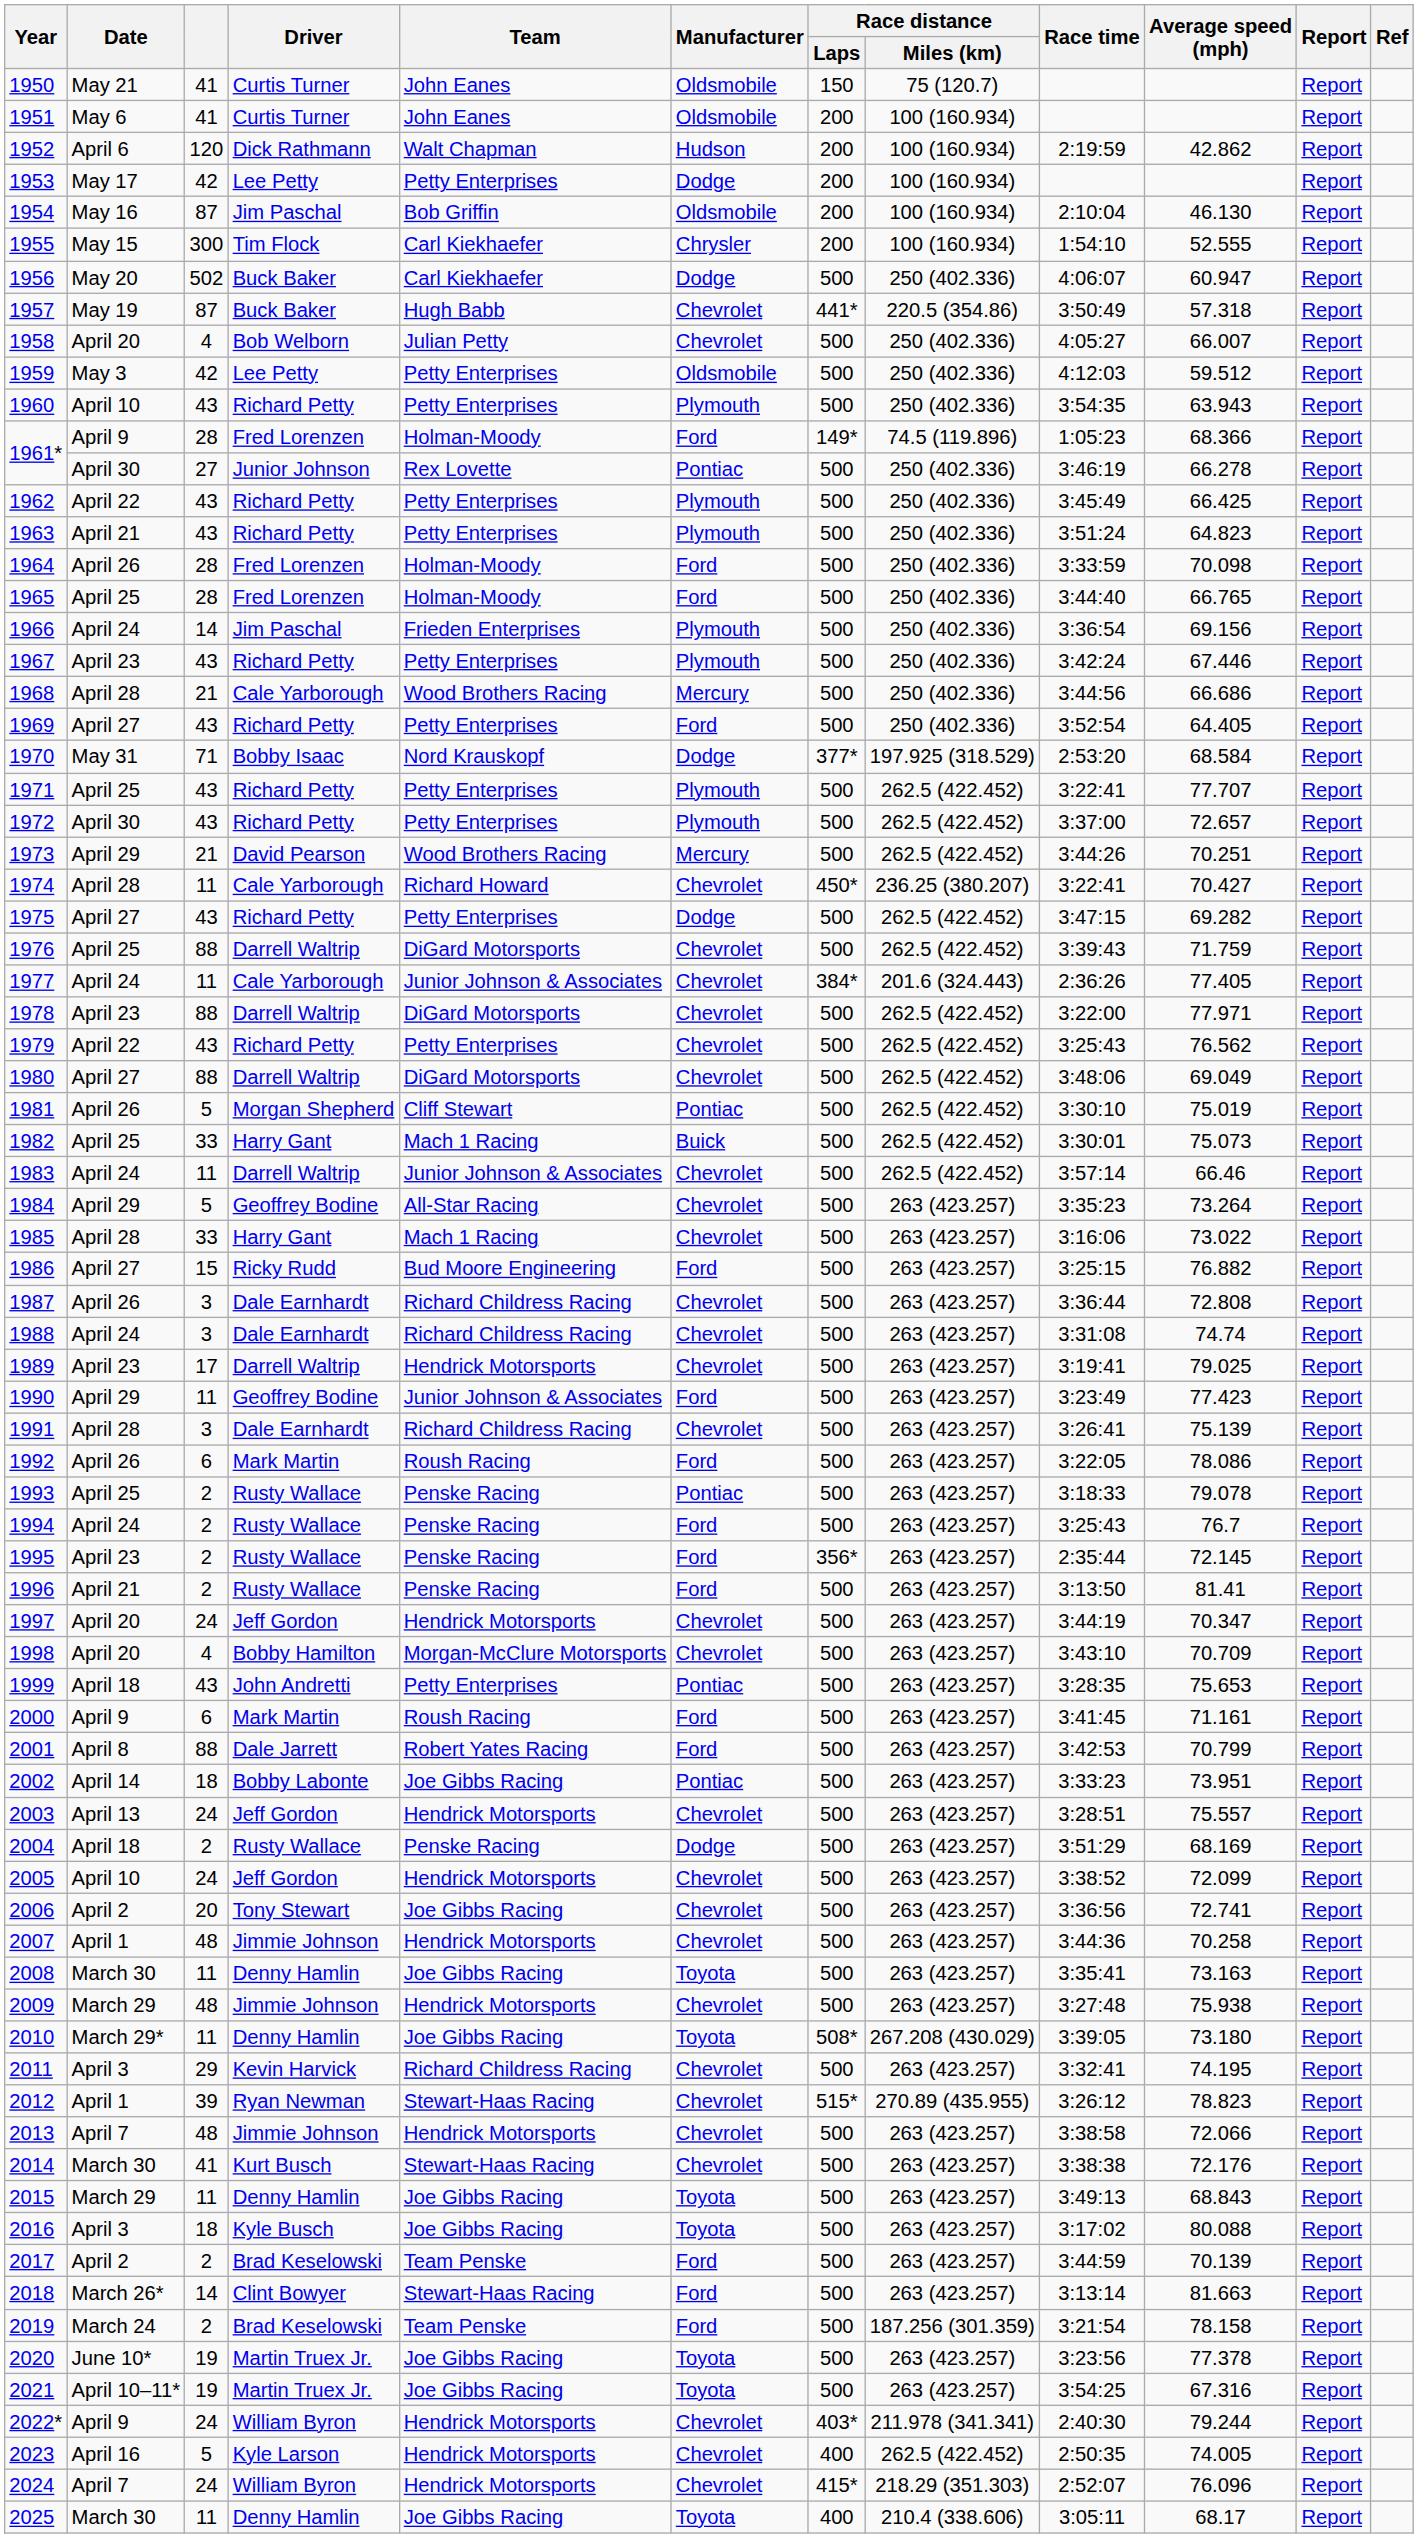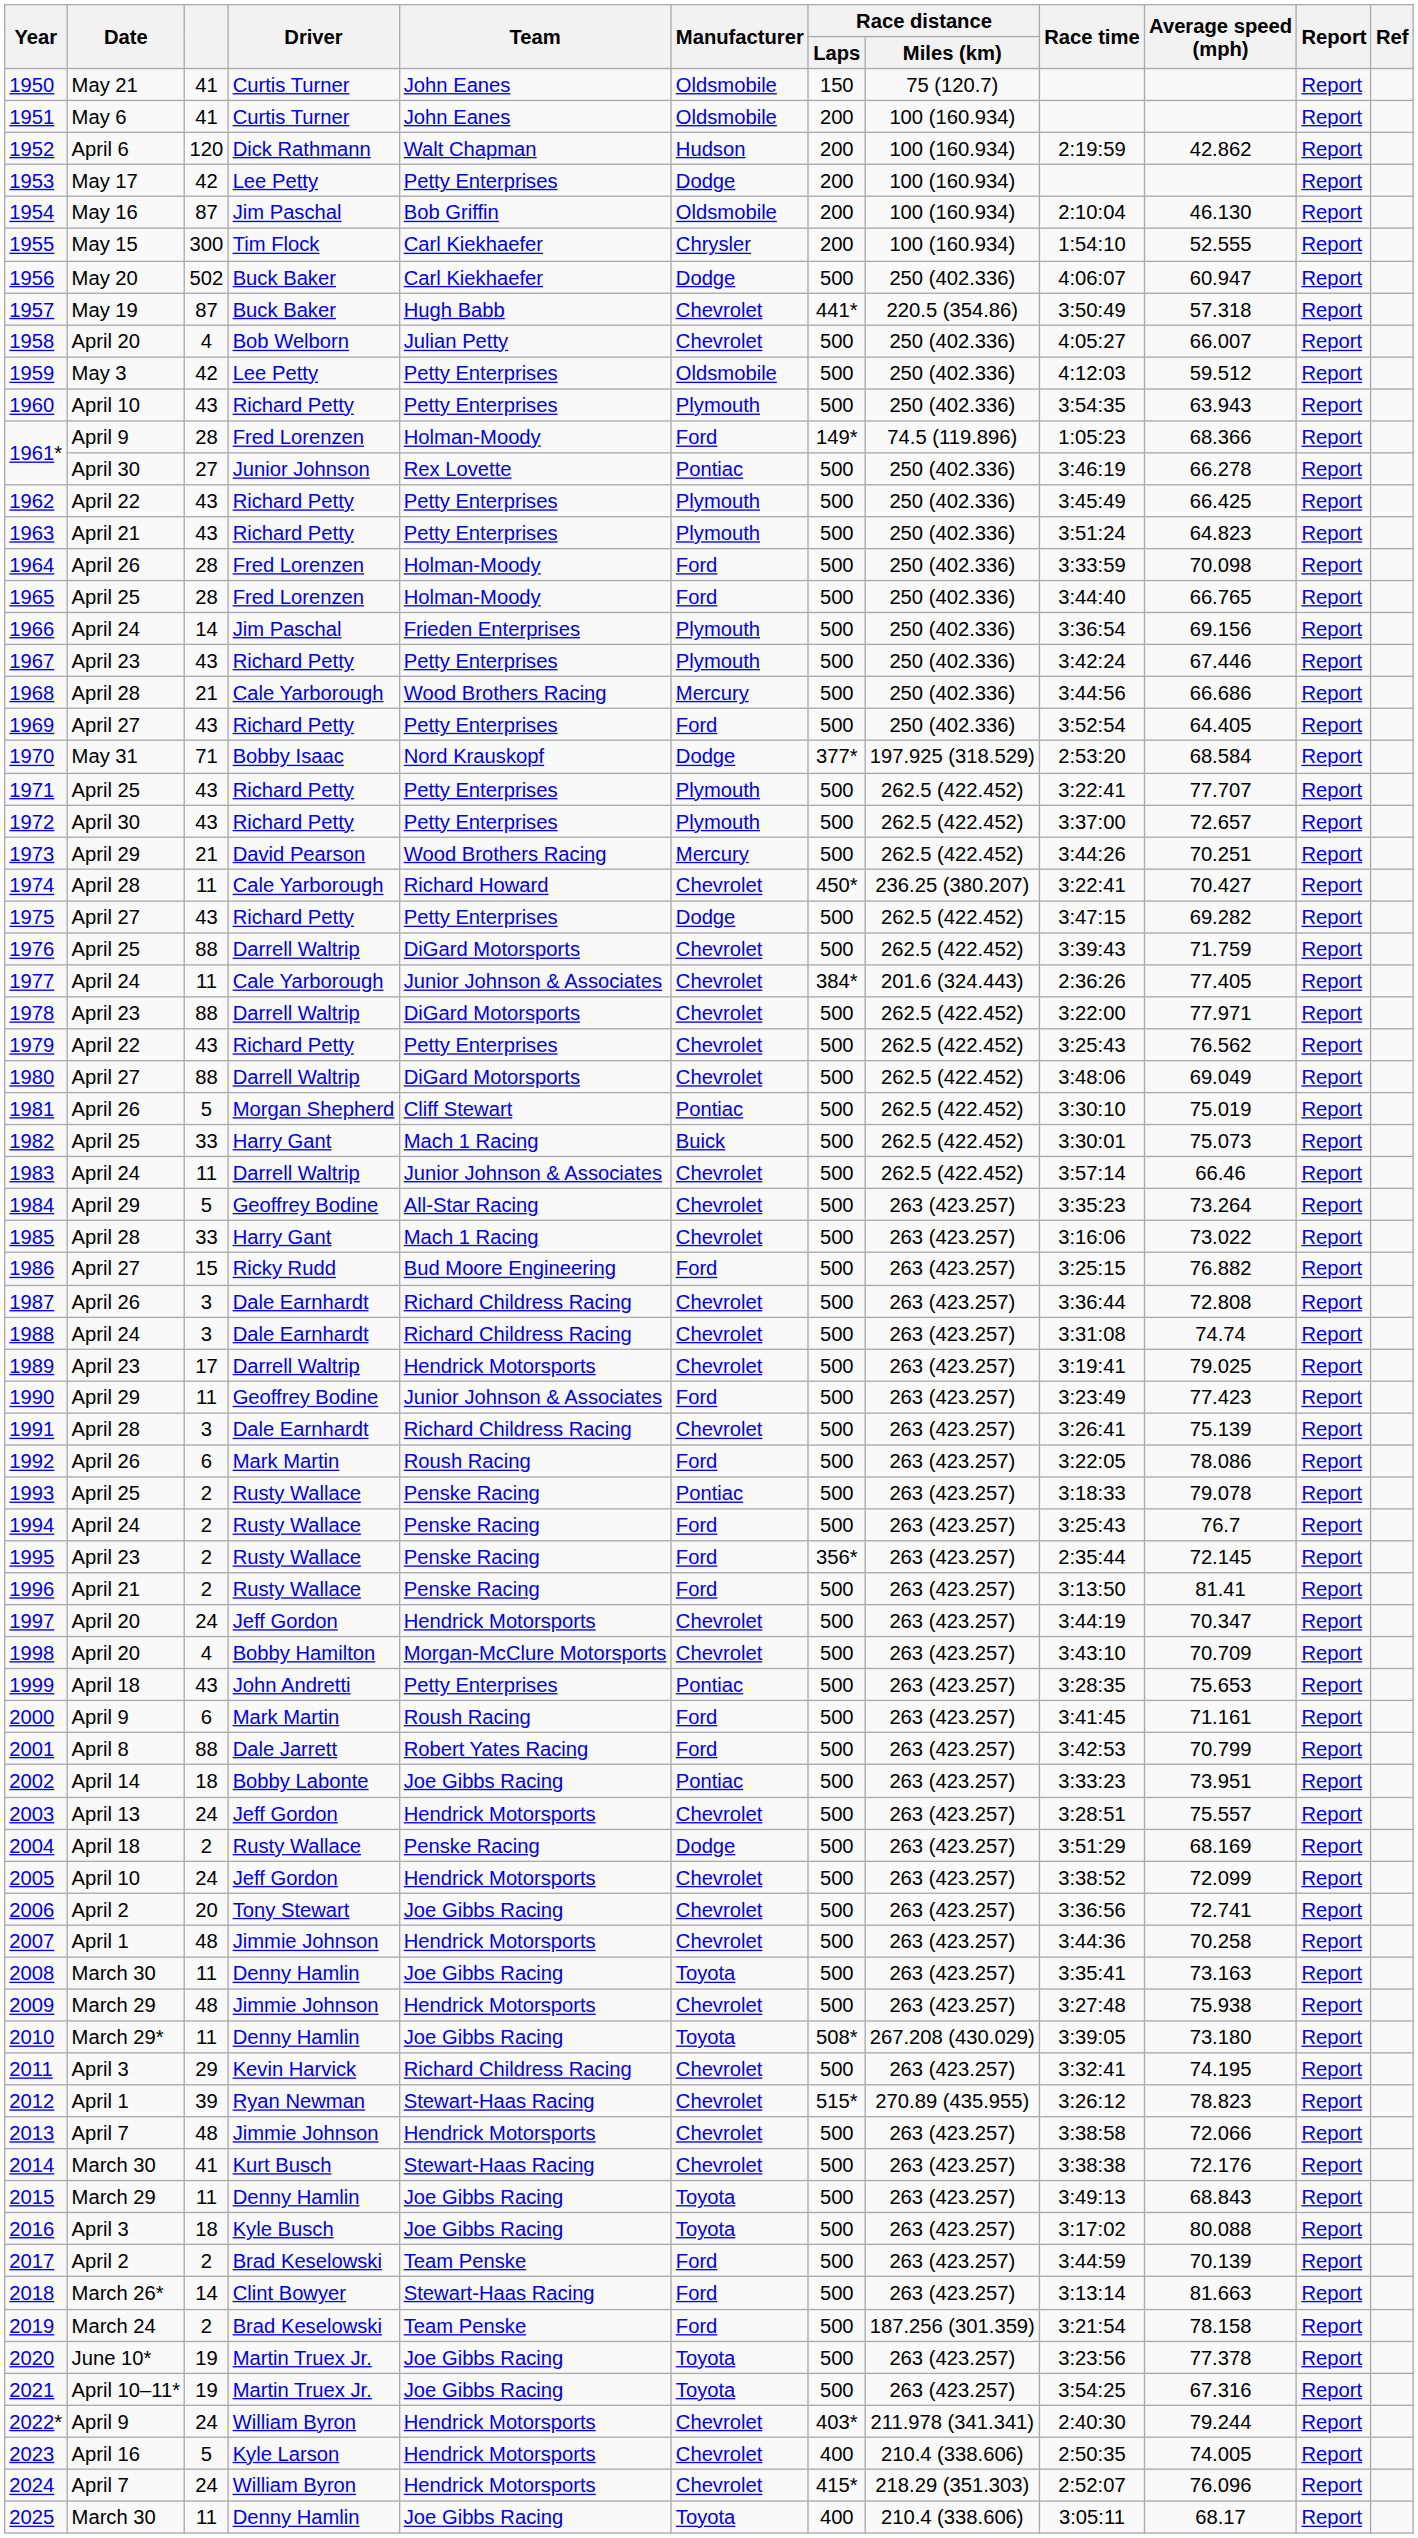(952, 2453) 262.5 (422.452) -> (952, 2453) 210.4 (338.606)
